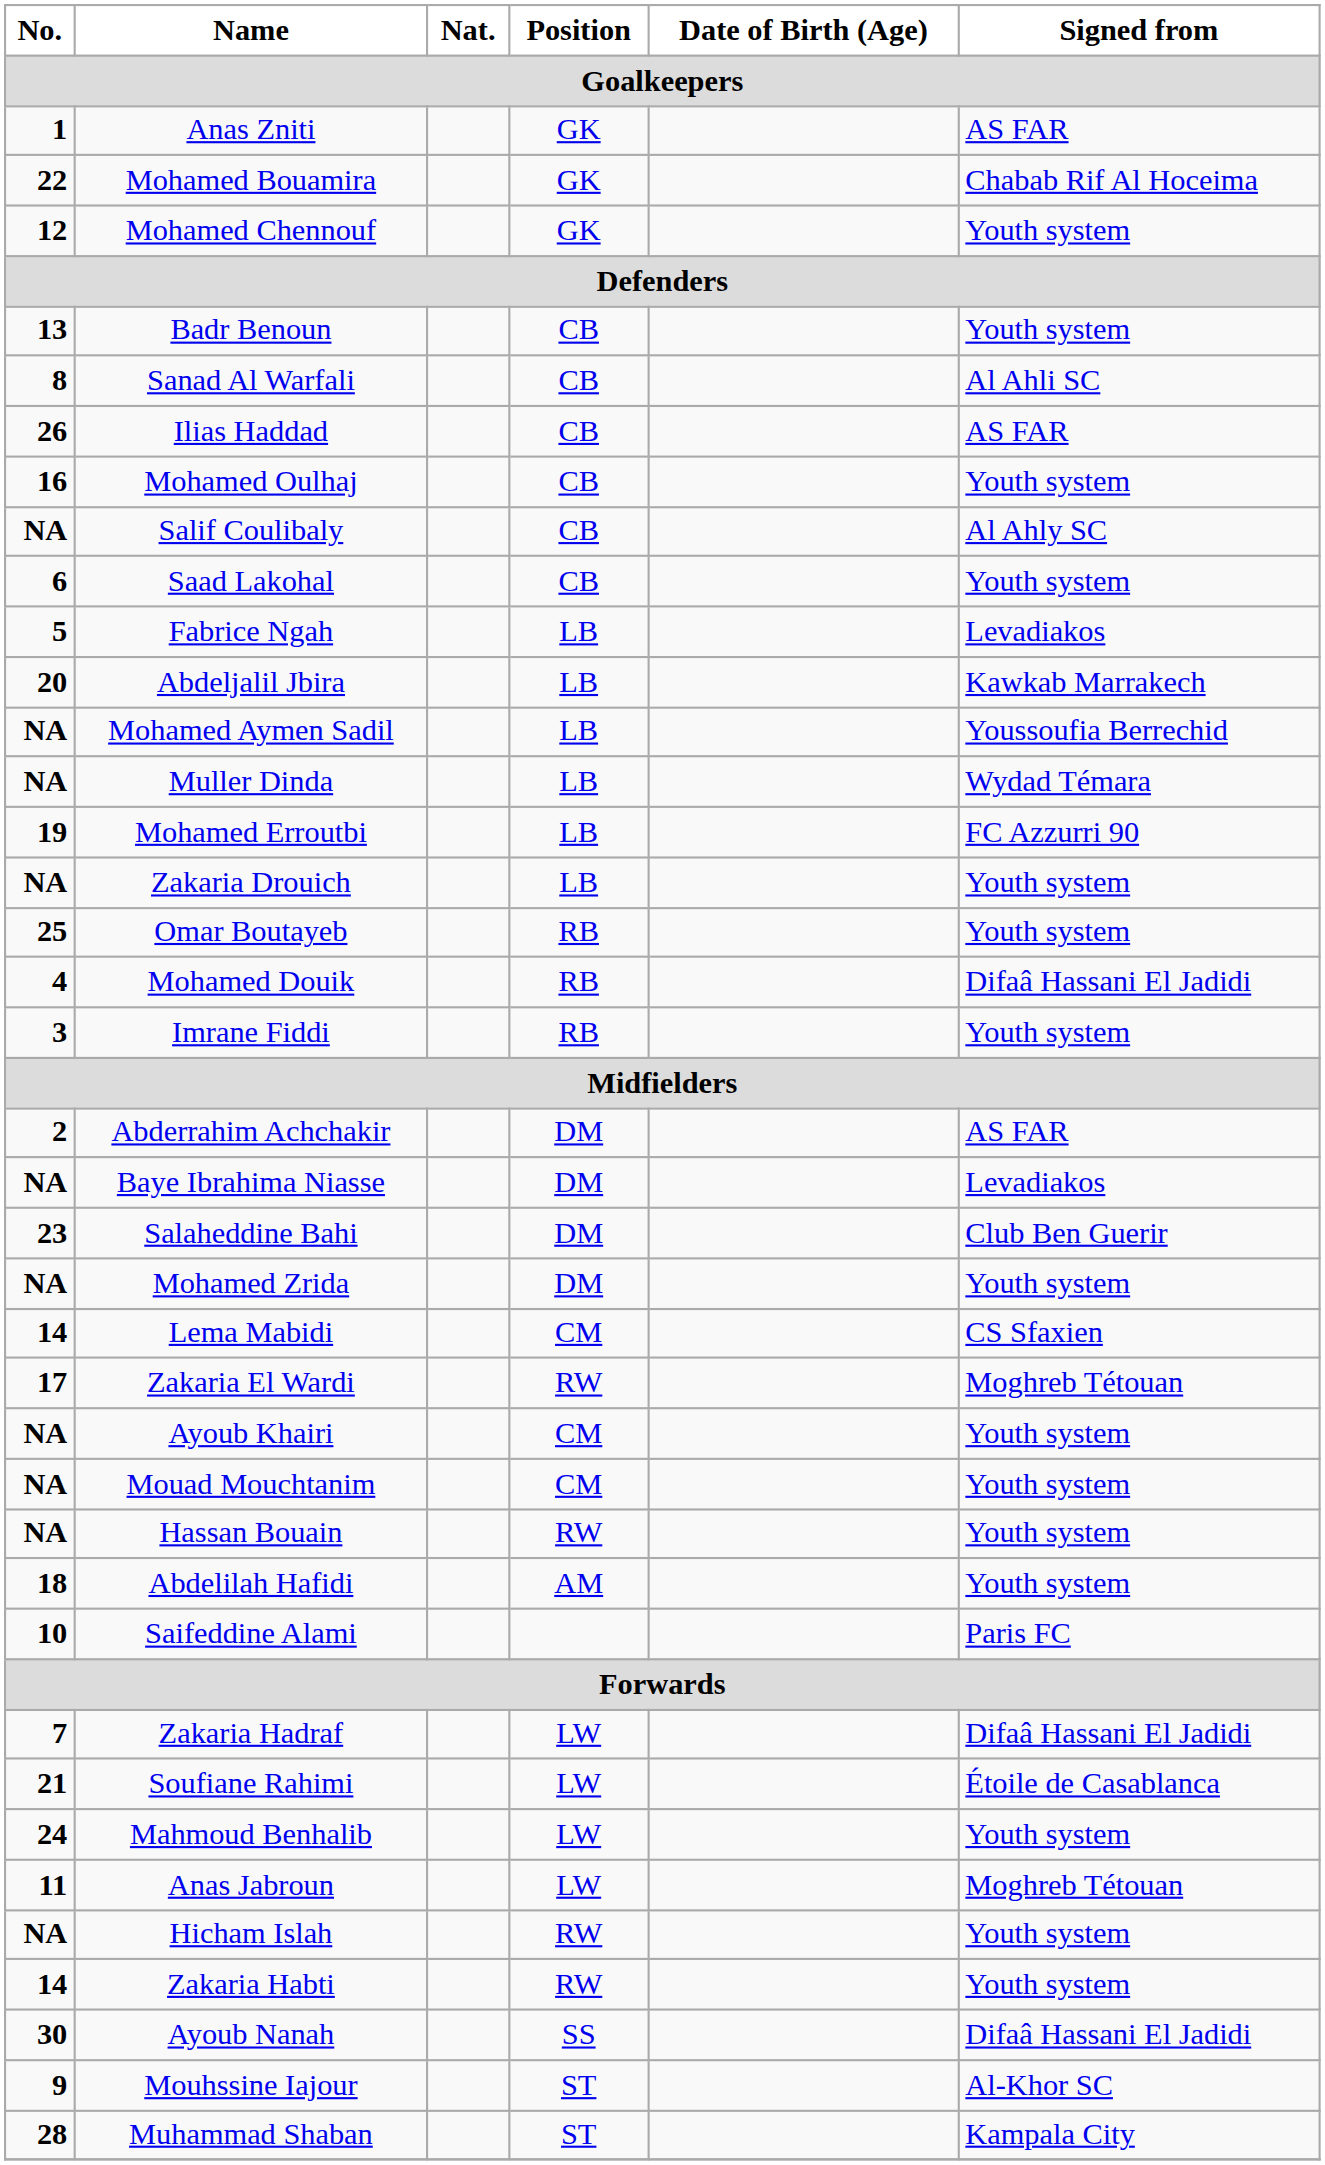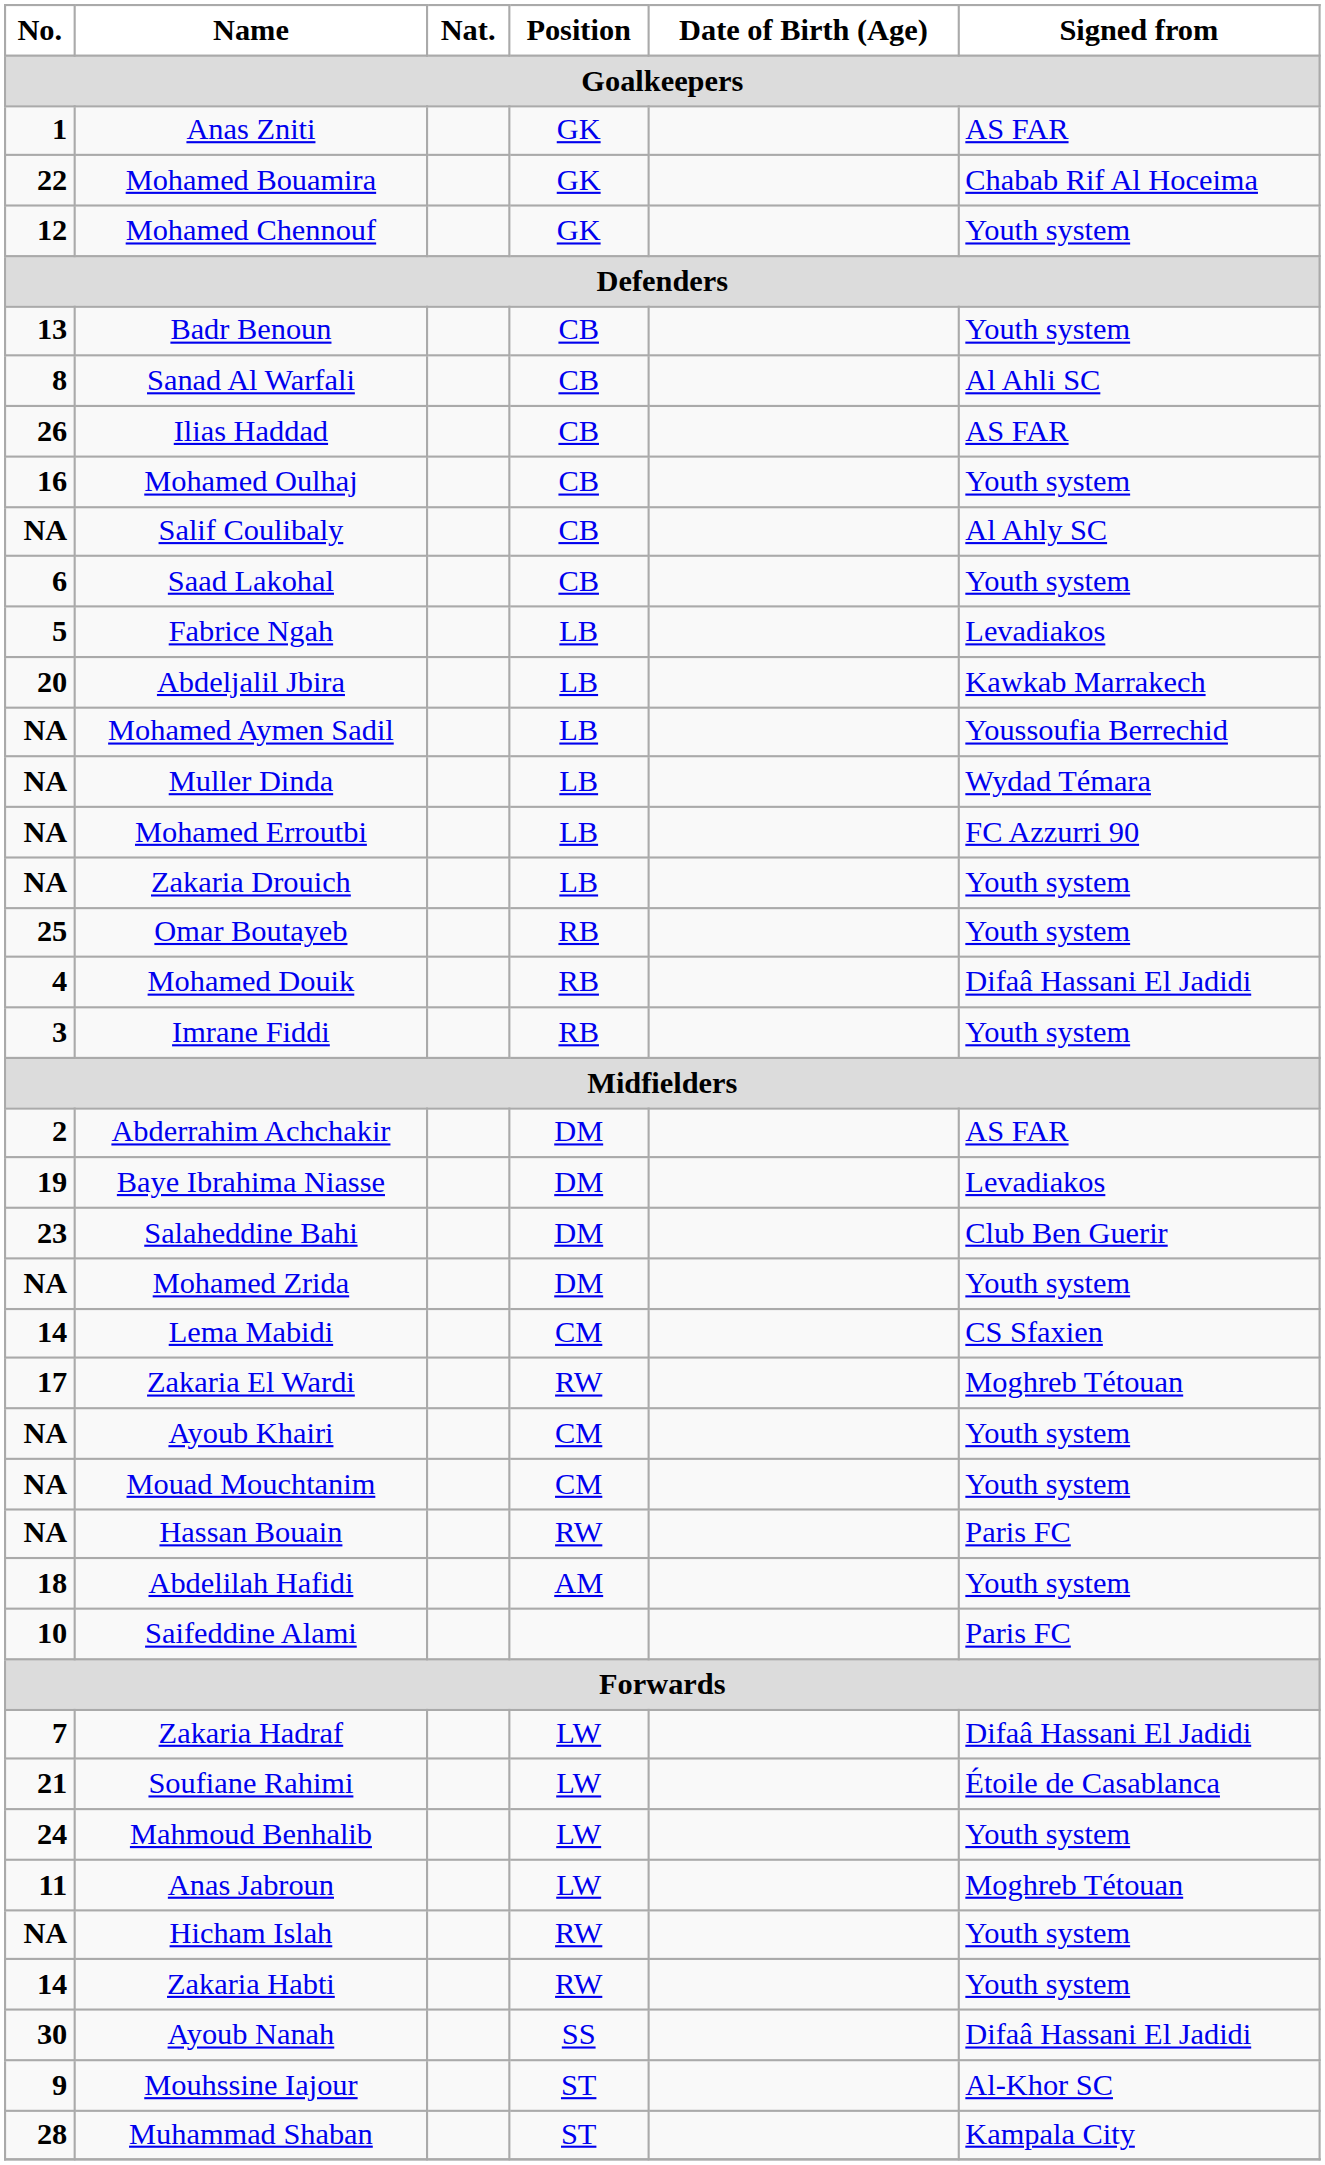(52, 831) 19 -> (45, 831) NA
(45, 1182) NA -> (52, 1182) 19
(1048, 1533) Youth system -> (1018, 1533) Paris FC
